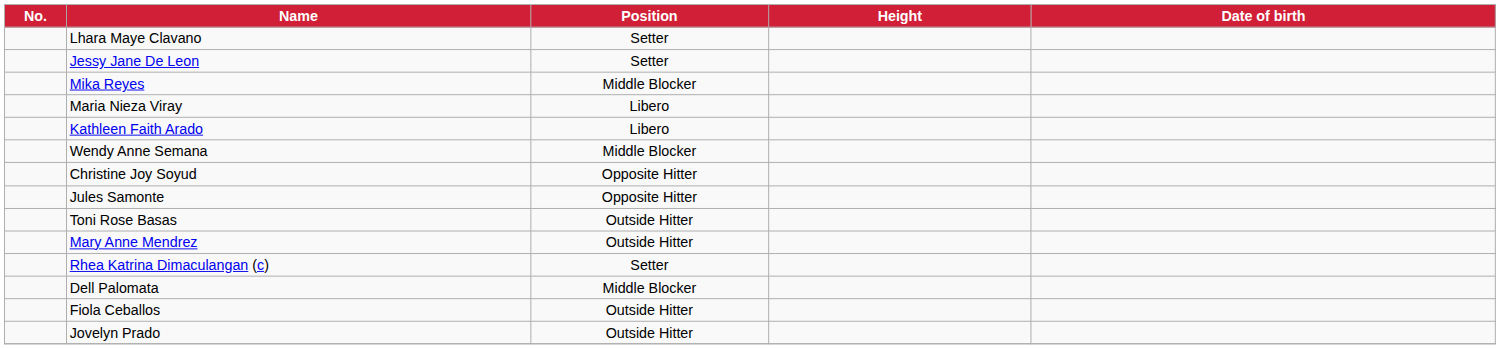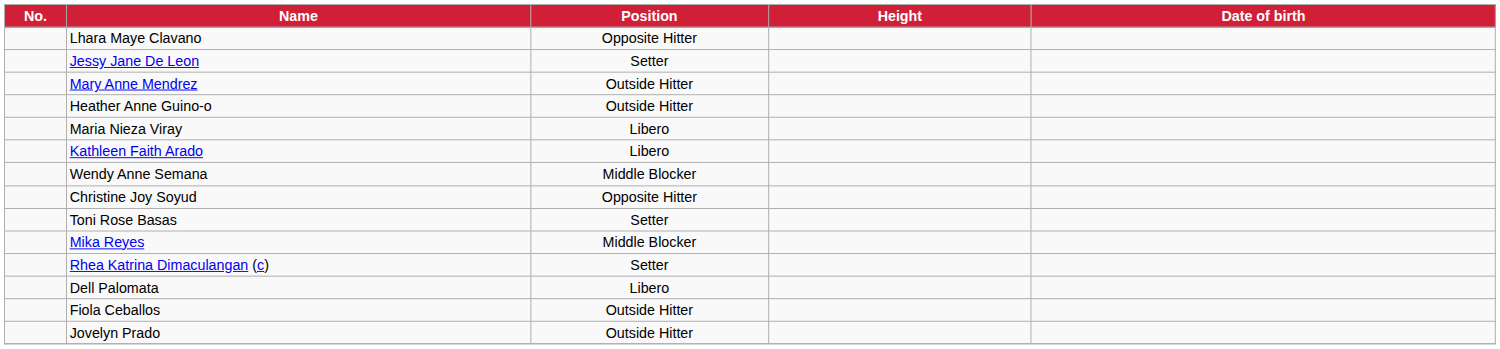(649, 39) Setter -> (649, 39) Opposite Hitter
rows swapped: (134, 242) <-> (107, 84)
+ row: (141, 106)
- row: (117, 197)
(649, 220) Outside Hitter -> (649, 220) Setter
(649, 287) Middle Blocker -> (649, 287) Libero
